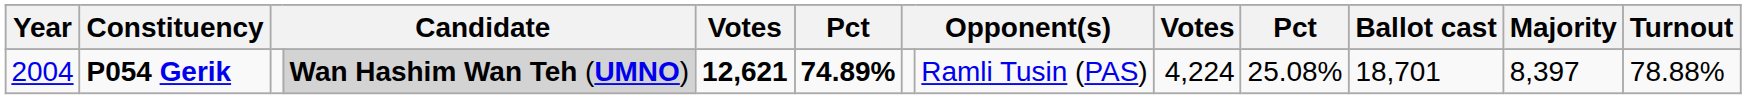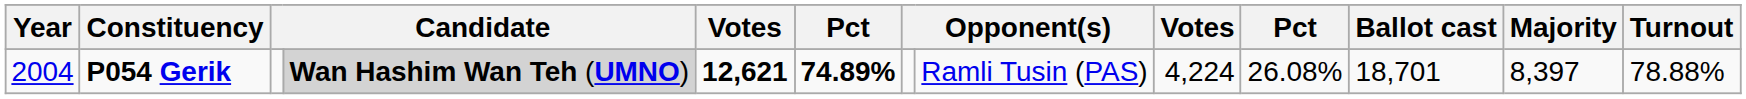(1295, 71) 25.08% -> (1295, 71) 26.08%
